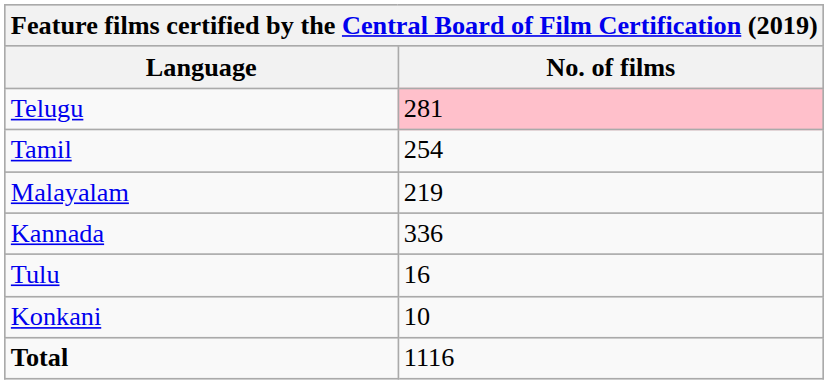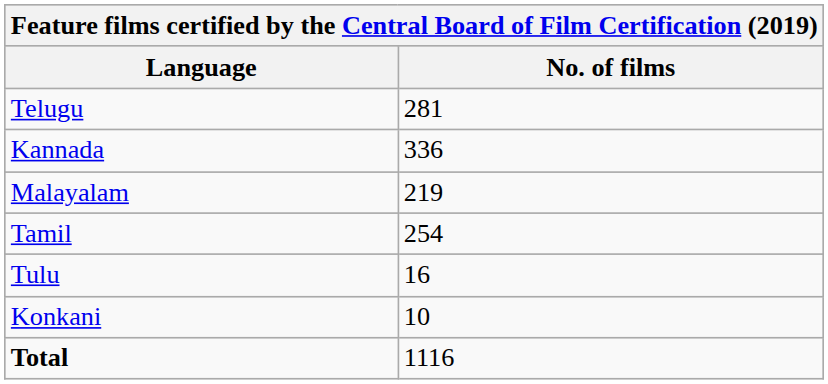(423, 108) pink background -> (423, 108) no background
rows swapped: (41, 150) <-> (57, 233)
